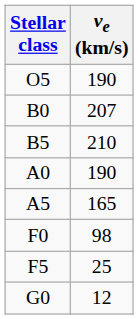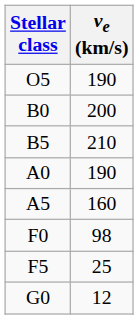(102, 110) 207 -> (102, 110) 200
(102, 204) 165 -> (102, 204) 160
